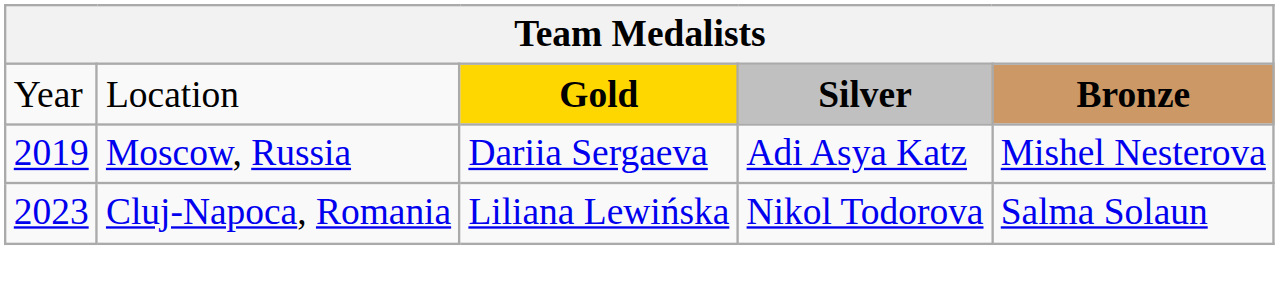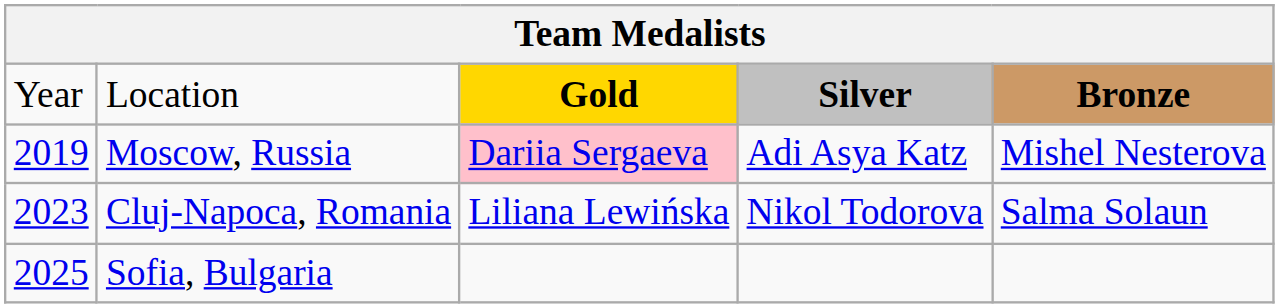(588, 152) no background -> (588, 152) pink background
+ row: (219, 271)
